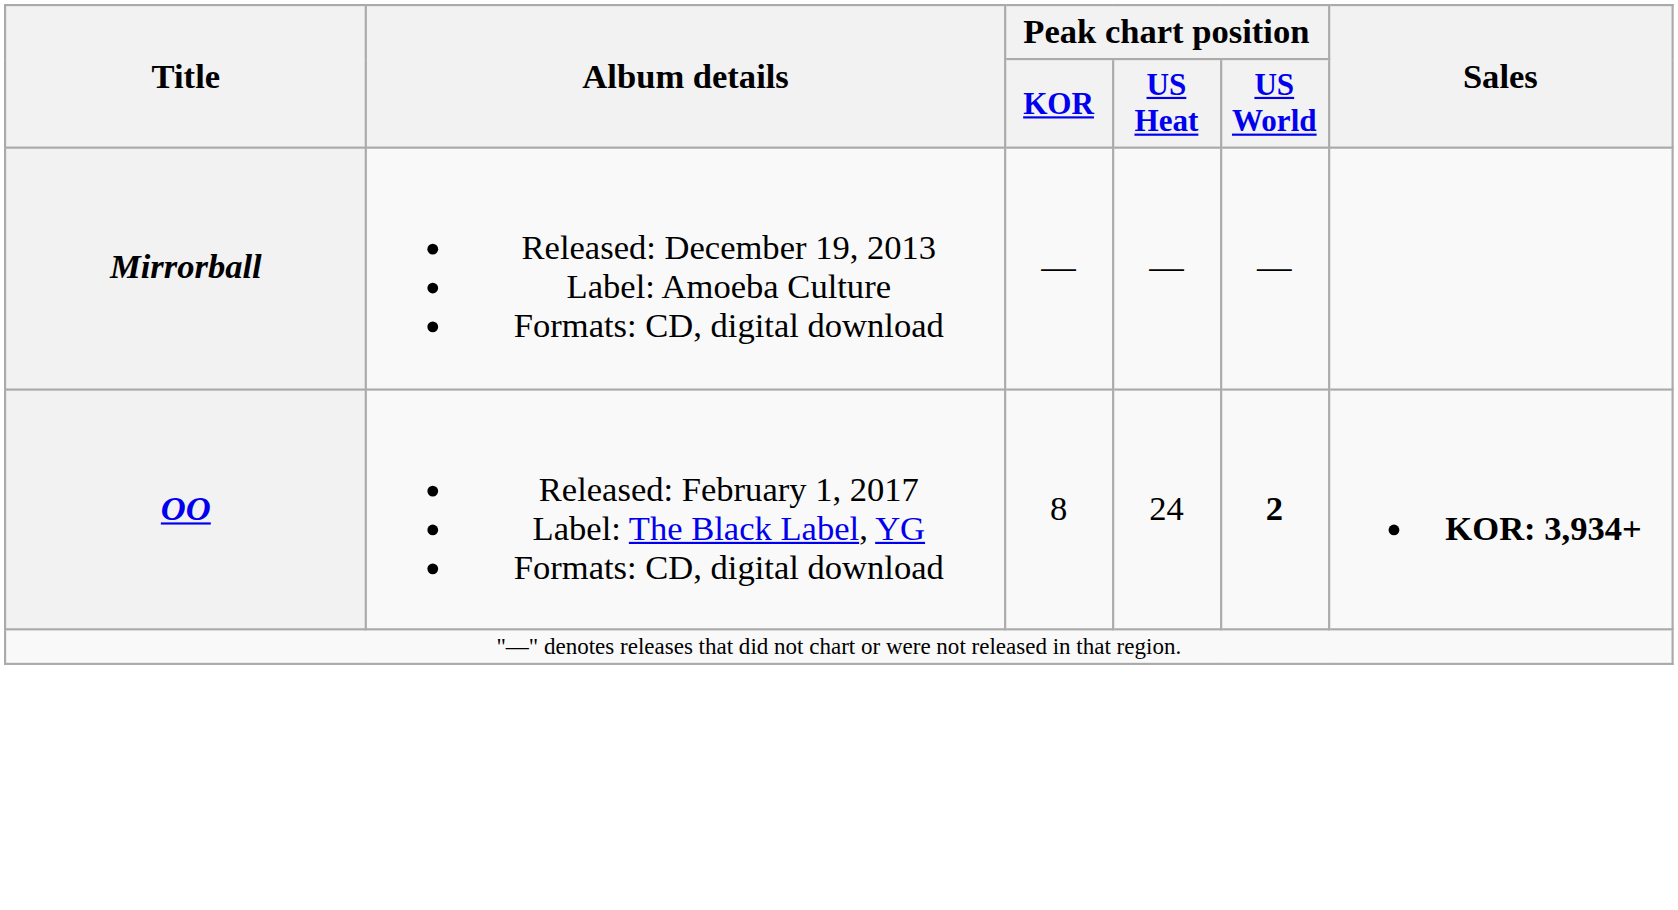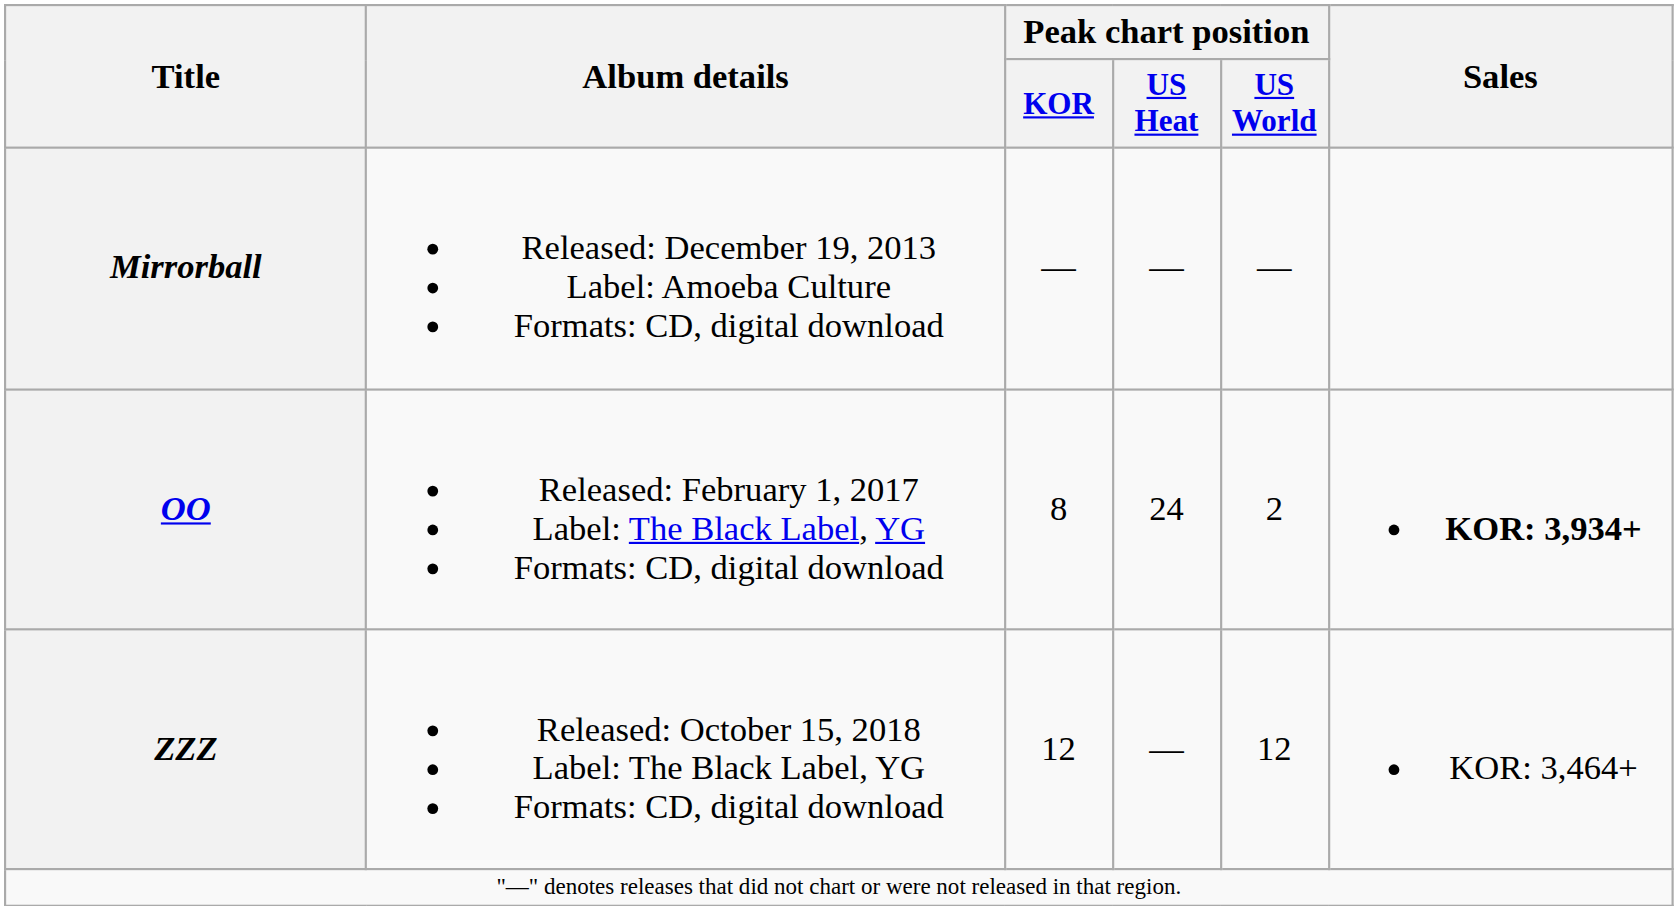(1274, 508) bold -> (1274, 508) normal
+ row: (186, 748)
